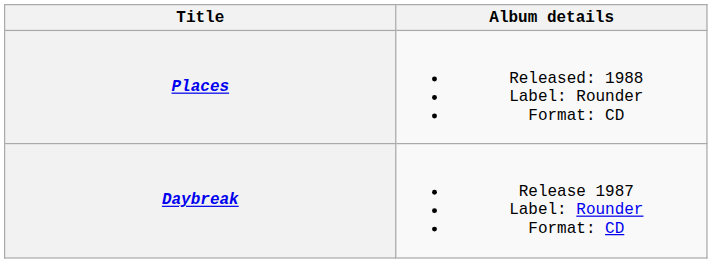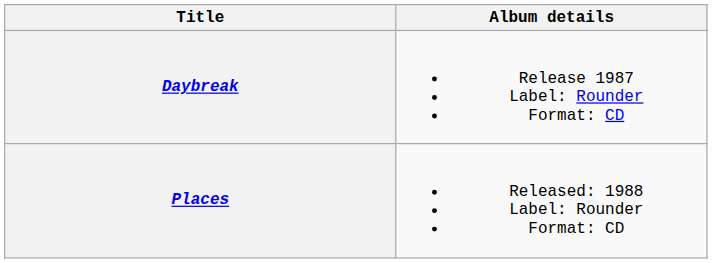rows swapped: (200, 201) <-> (200, 87)
